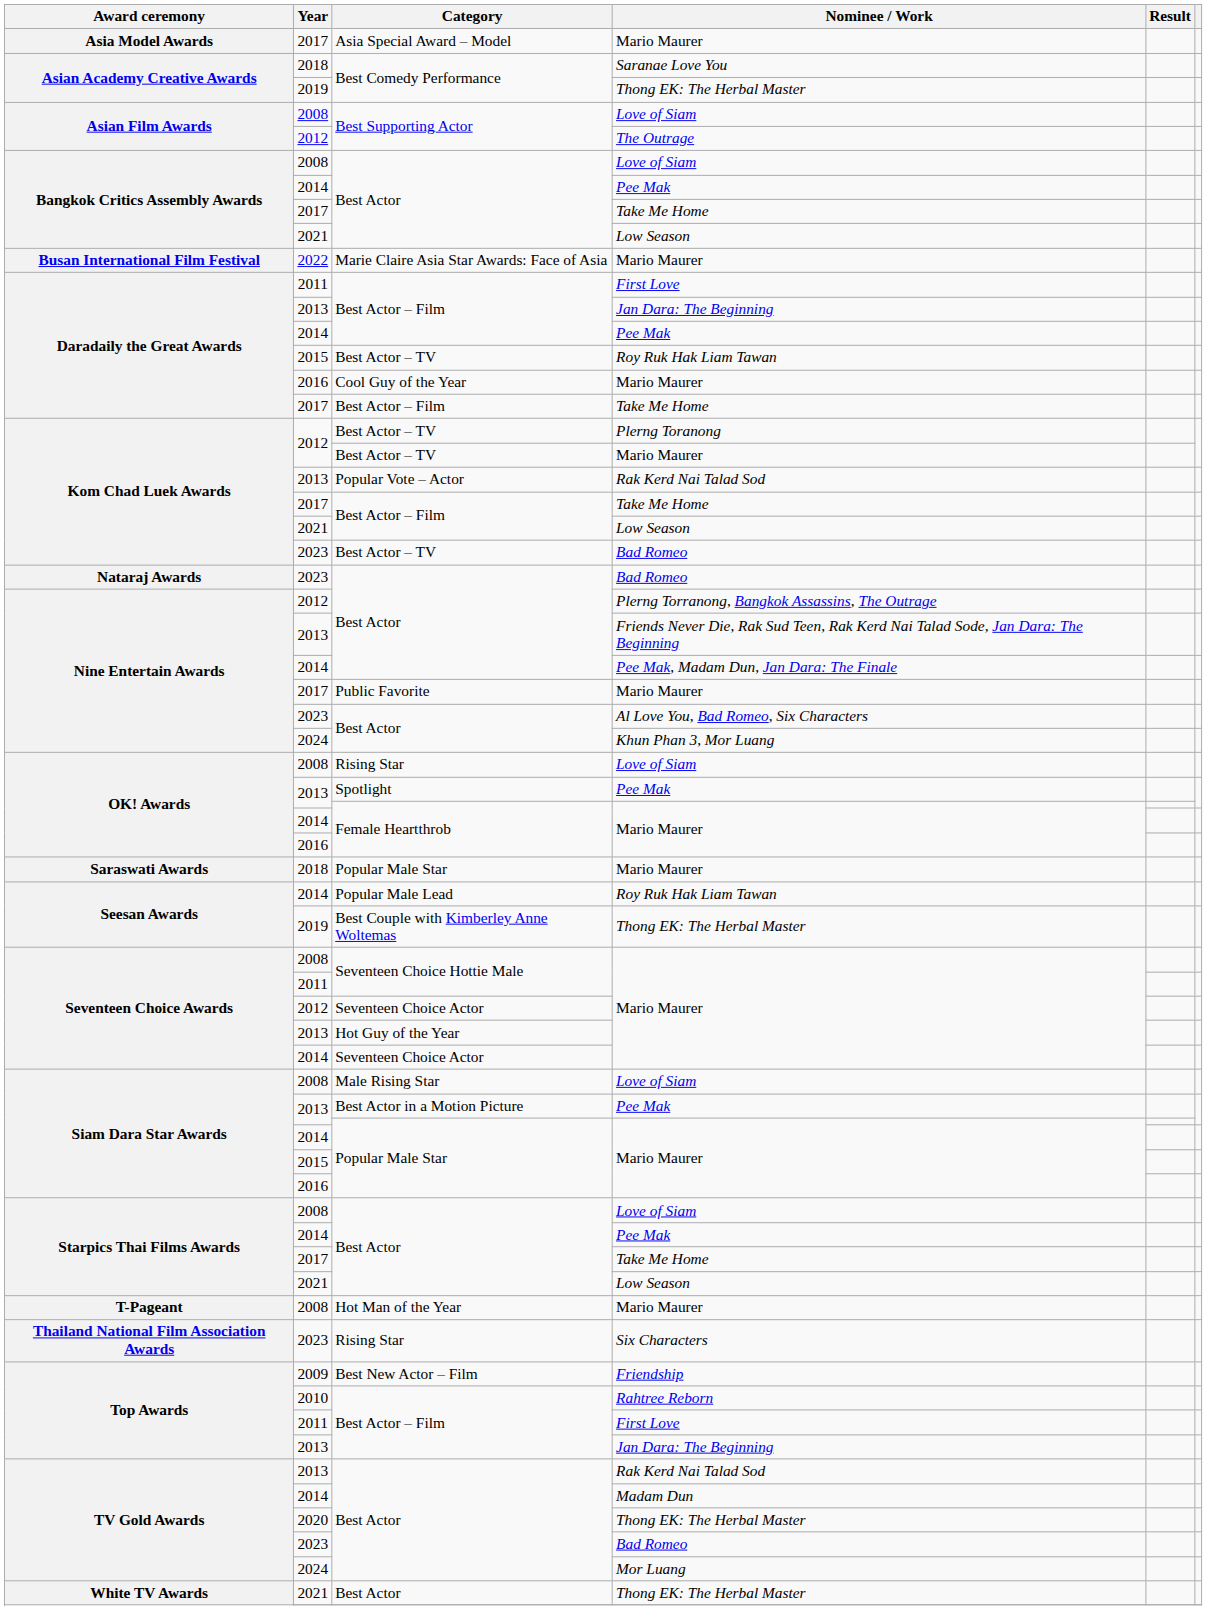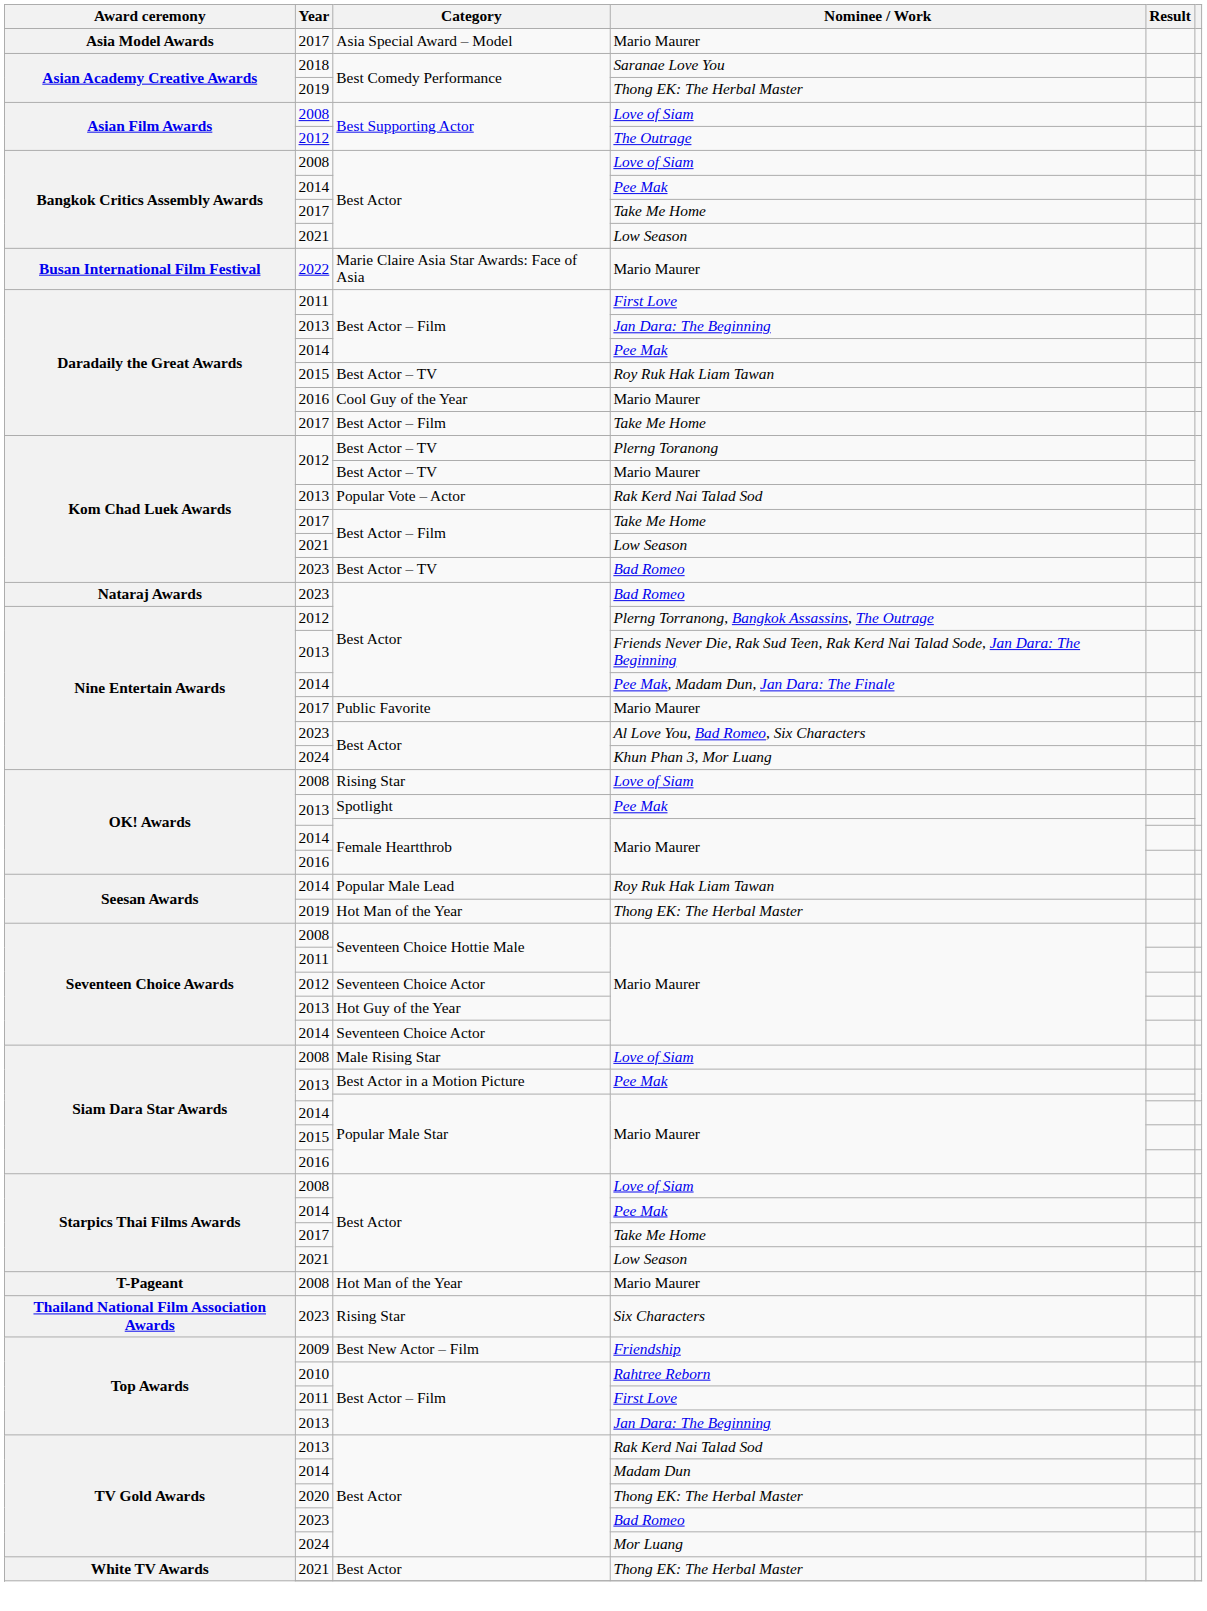- row: (149, 869)
(441, 926) Best Couple with Kimberley Anne Woltemas -> (399, 910) Hot Man of the Year
